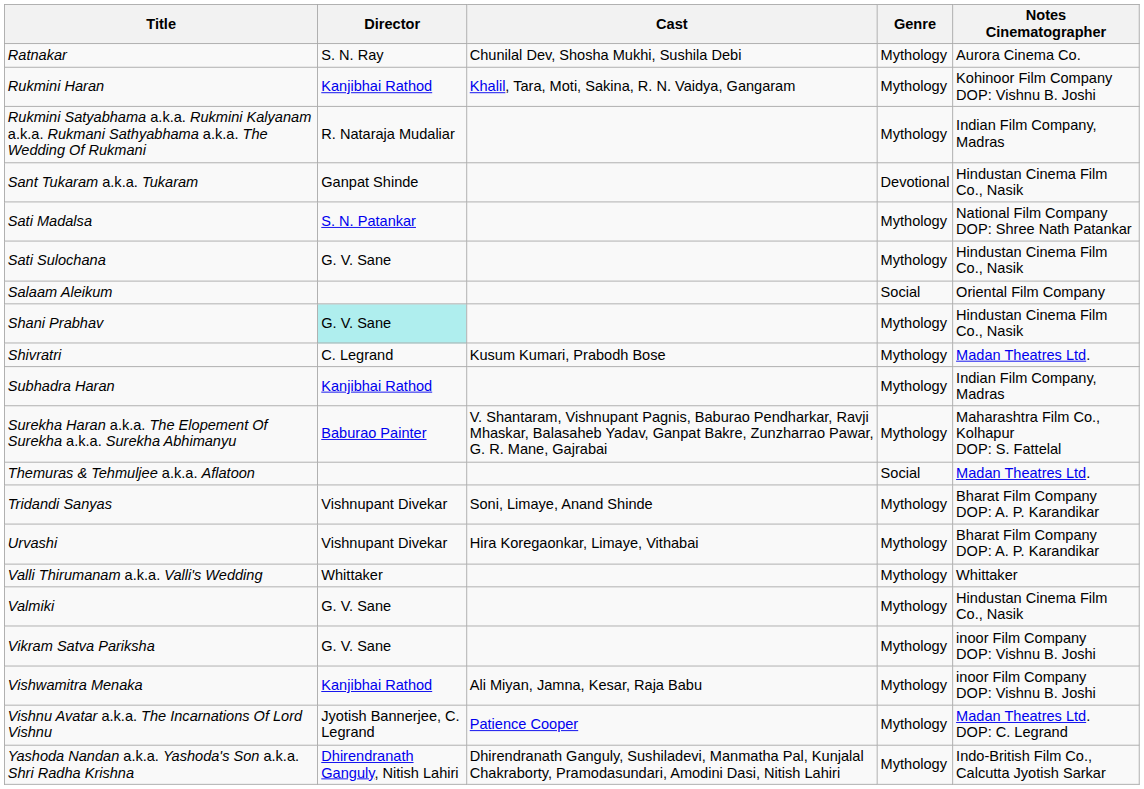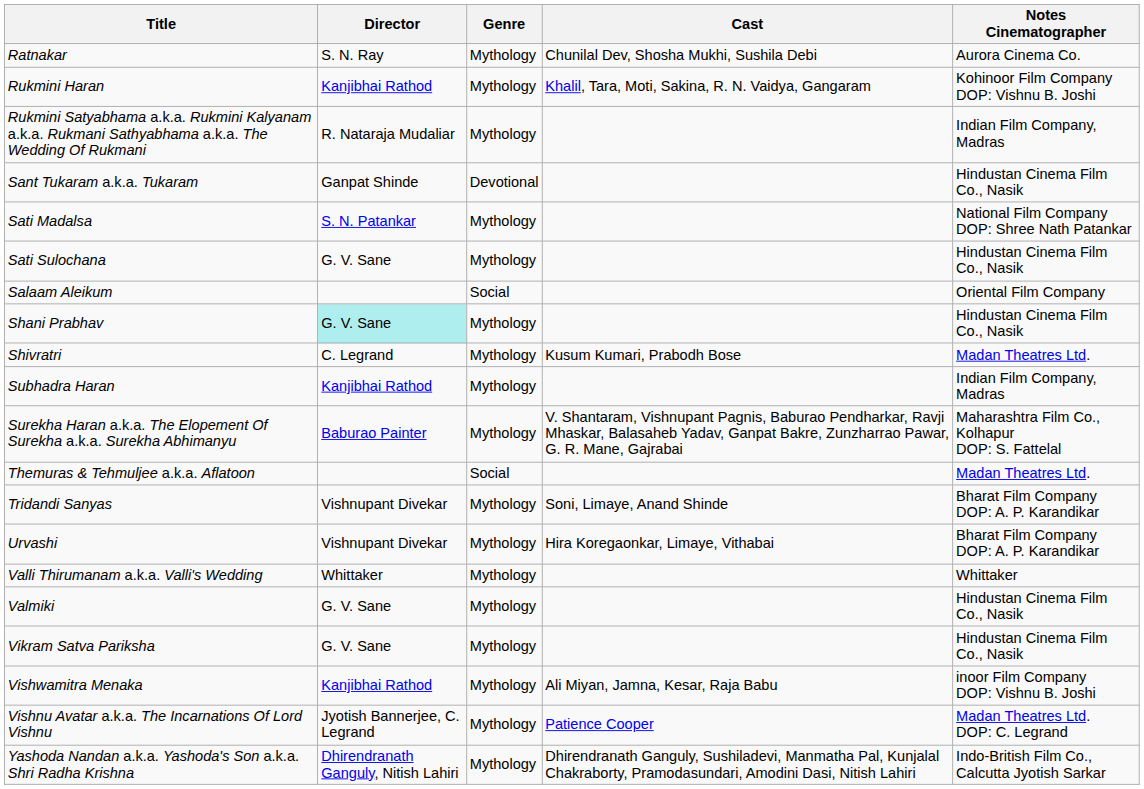columns swapped: (672, 24) <-> (915, 24)
(1026, 646) inoor Film Company DOP: Vishnu B. Joshi -> (1032, 646) Hindustan Cinema Film Co., Nasik
